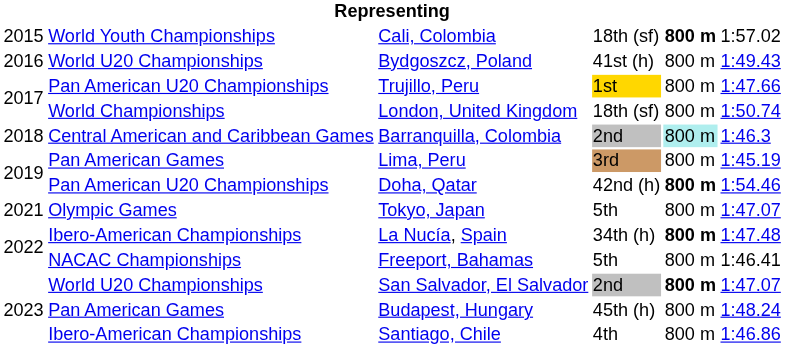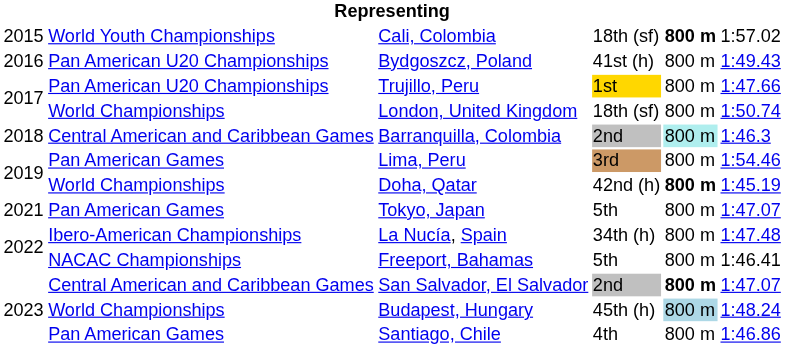(155, 61) World U20 Championships -> (188, 61) Pan American U20 Championships
(751, 160) 1:45.19 -> (751, 160) 1:54.46
(188, 185) Pan American U20 Championships -> (136, 185) World Championships
(751, 185) 1:54.46 -> (751, 185) 1:45.19
(112, 210) Olympic Games -> (136, 210) Pan American Games
(690, 235) bold -> (690, 235) normal
(155, 284) World U20 Championships -> (211, 284) Central American and Caribbean Games
(136, 309) Pan American Games -> (136, 309) World Championships
(690, 309) no background -> (690, 309) lightblue background
(175, 334) Ibero-American Championships -> (136, 334) Pan American Games
